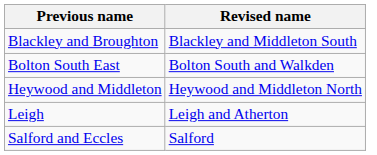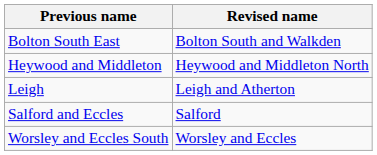- row: (83, 41)
+ row: (88, 138)
